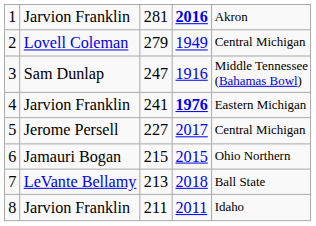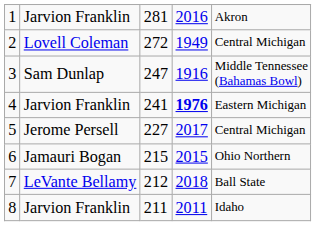(192, 17) bold -> (192, 17) normal
(156, 42) 279 -> (156, 42) 272
(156, 181) 213 -> (156, 181) 212
